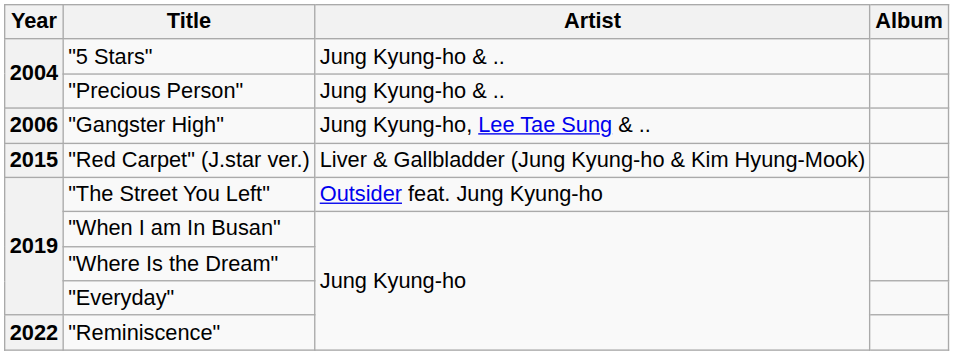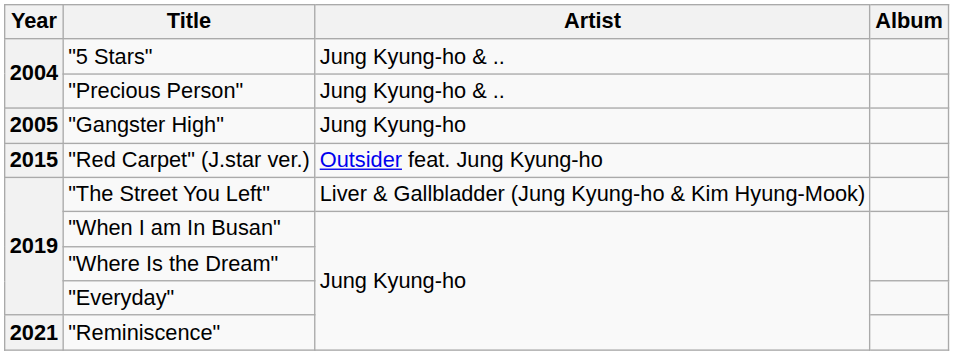(34, 125) 2006 -> (34, 125) 2005
(485, 125) Jung Kyung-ho, Lee Tae Sung & .. -> (393, 125) Jung Kyung-ho
(592, 159) Liver & Gallbladder (Jung Kyung-ho & Kim Hyung-Mook) -> (461, 159) Outsider feat. Jung Kyung-ho
(461, 194) Outsider feat. Jung Kyung-ho -> (592, 194) Liver & Gallbladder (Jung Kyung-ho & Kim Hyung-Mook)
(34, 332) 2022 -> (34, 332) 2021
